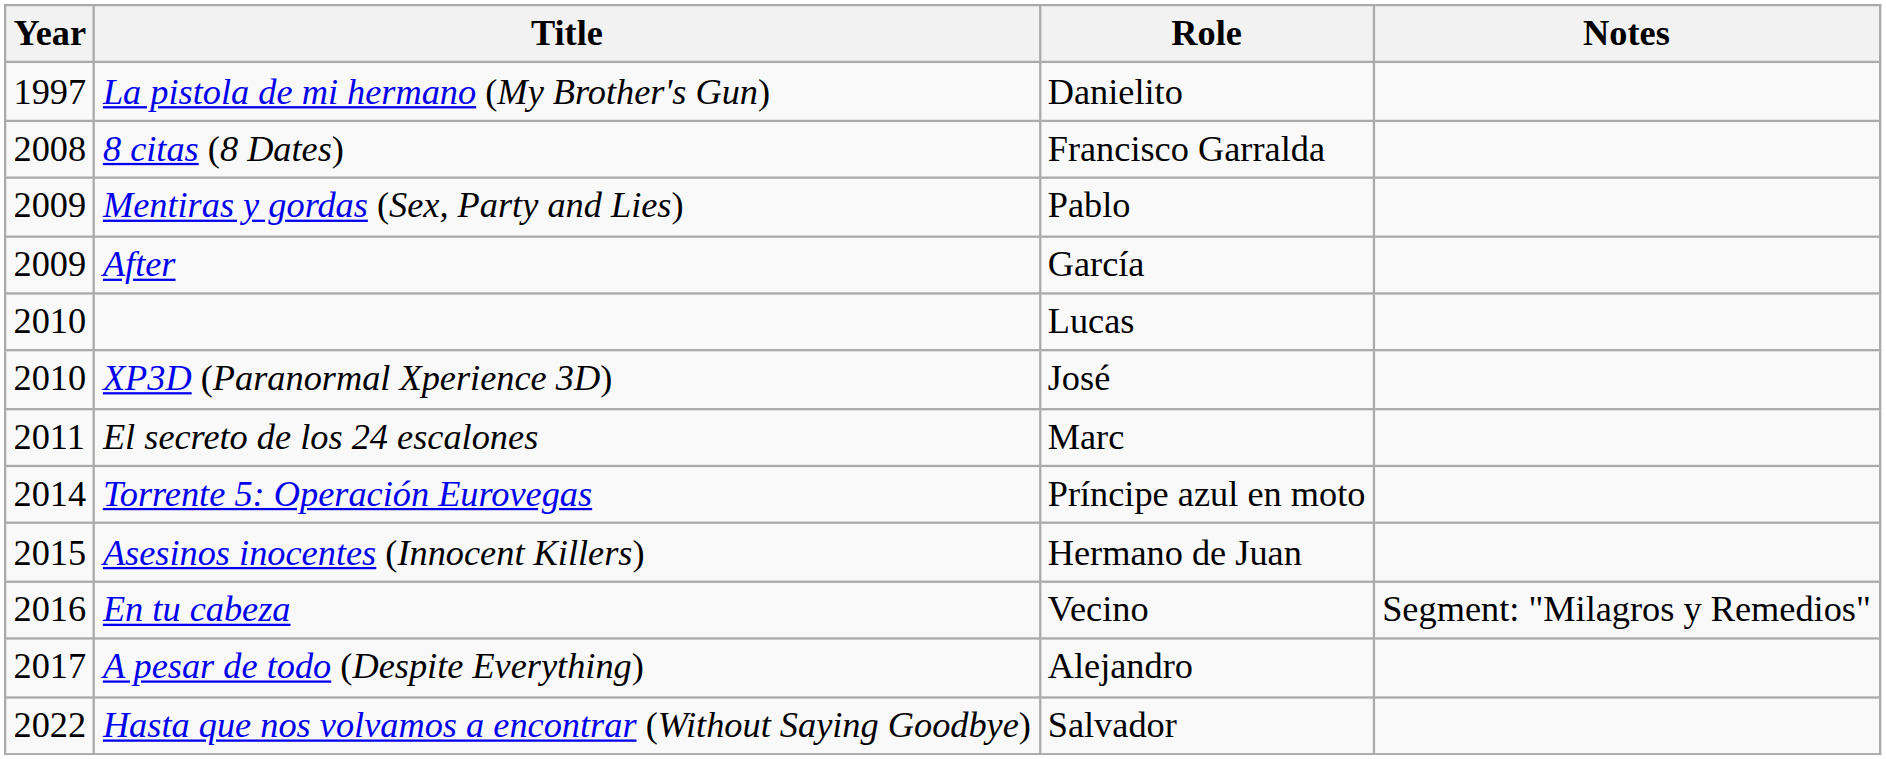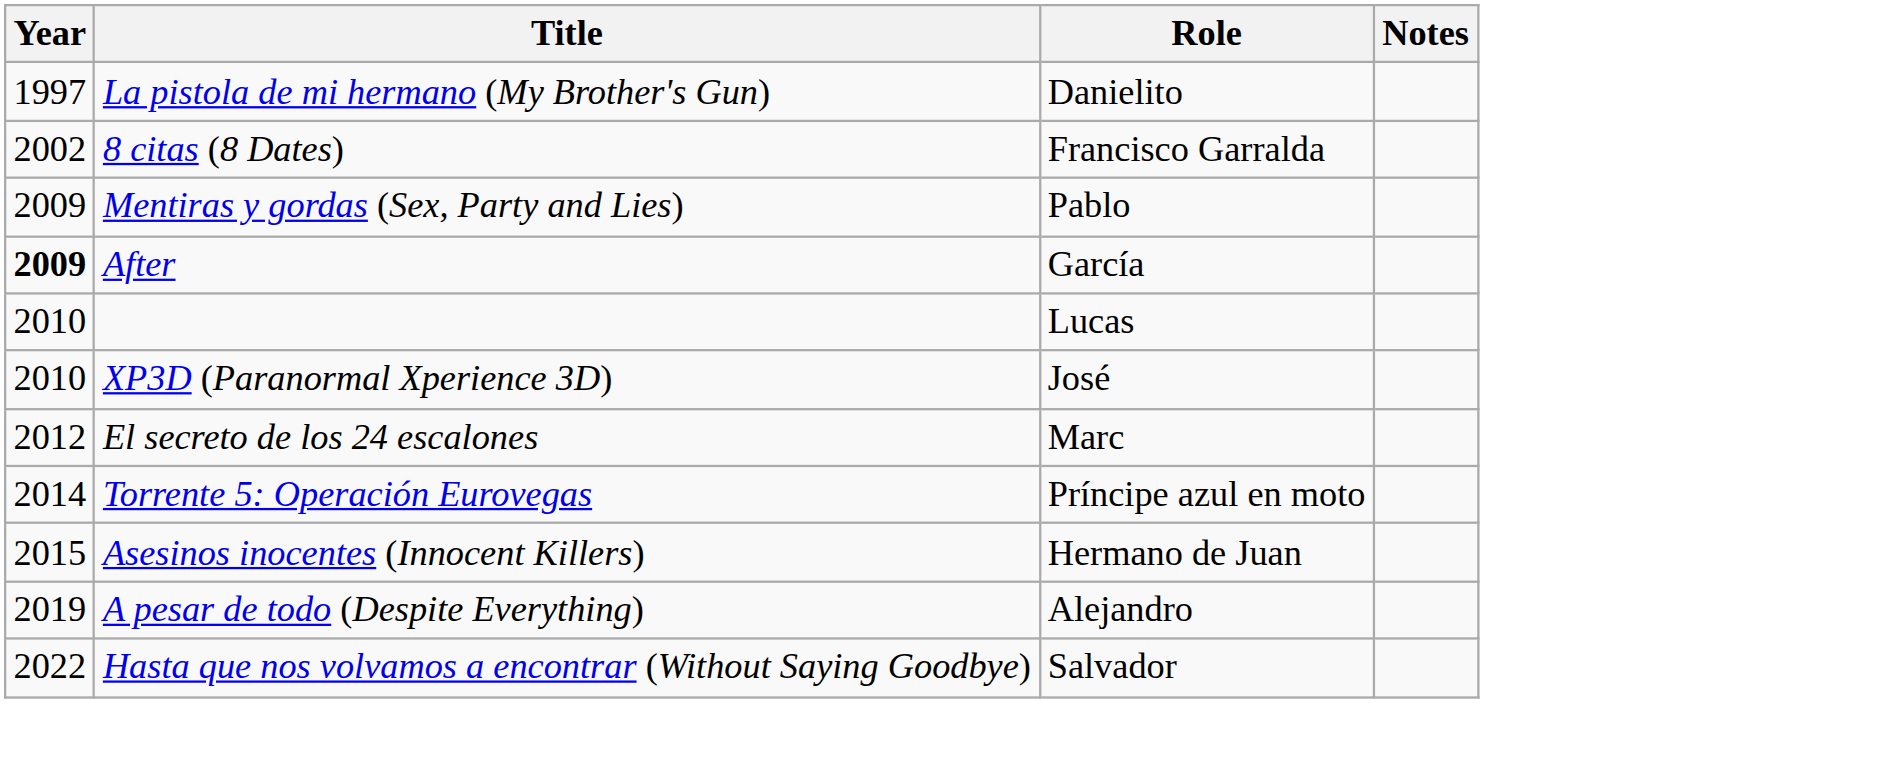(50, 148) 2008 -> (50, 148) 2002
(50, 263) normal -> (50, 263) bold
(49, 436) 2011 -> (50, 436) 2012
- row: (197, 609)
(50, 666) 2017 -> (50, 609) 2019
